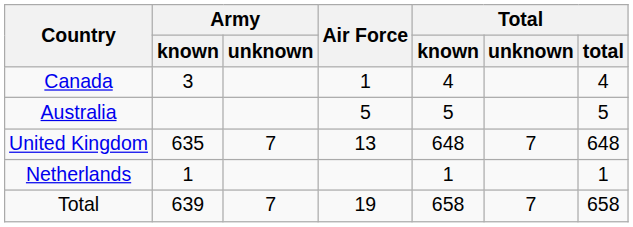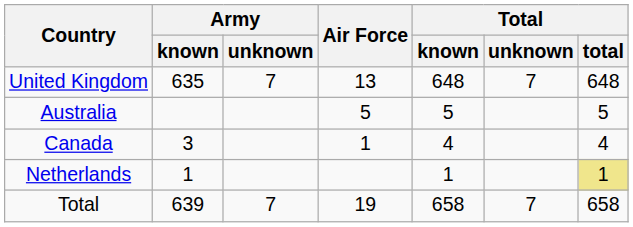rows swapped: (79, 143) <-> (79, 81)
(603, 174) no background -> (603, 174) khaki background
